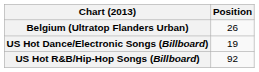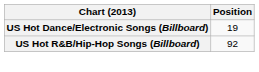- row: (107, 28)
